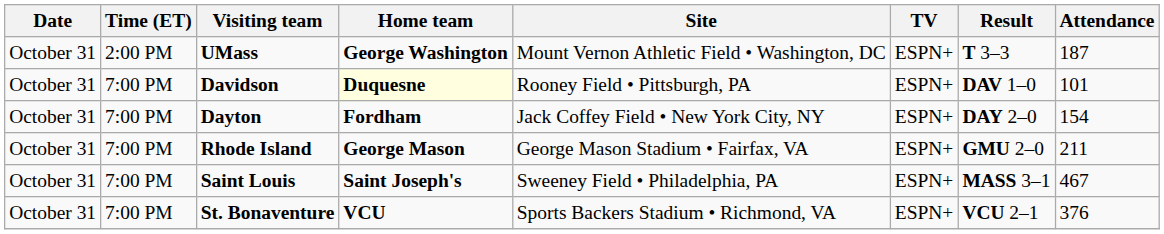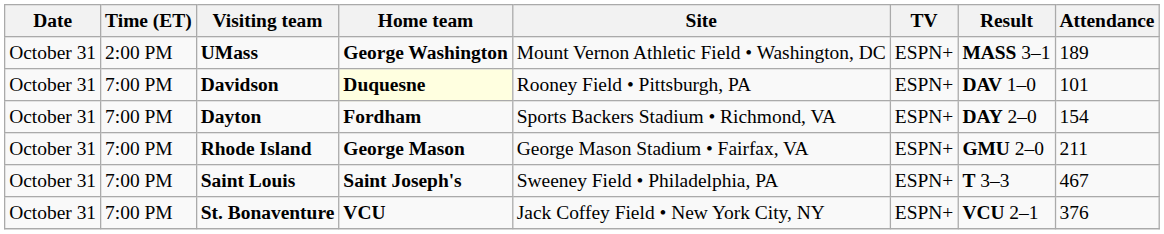(986, 52) T 3–3 -> (1006, 52) MASS 3–1
(1074, 52) 187 -> (1074, 52) 189
(671, 116) Jack Coffey Field • New York City, NY -> (676, 116) Sports Backers Stadium • Richmond, VA
(1006, 181) MASS 3–1 -> (986, 181) T 3–3
(676, 213) Sports Backers Stadium • Richmond, VA -> (671, 213) Jack Coffey Field • New York City, NY
